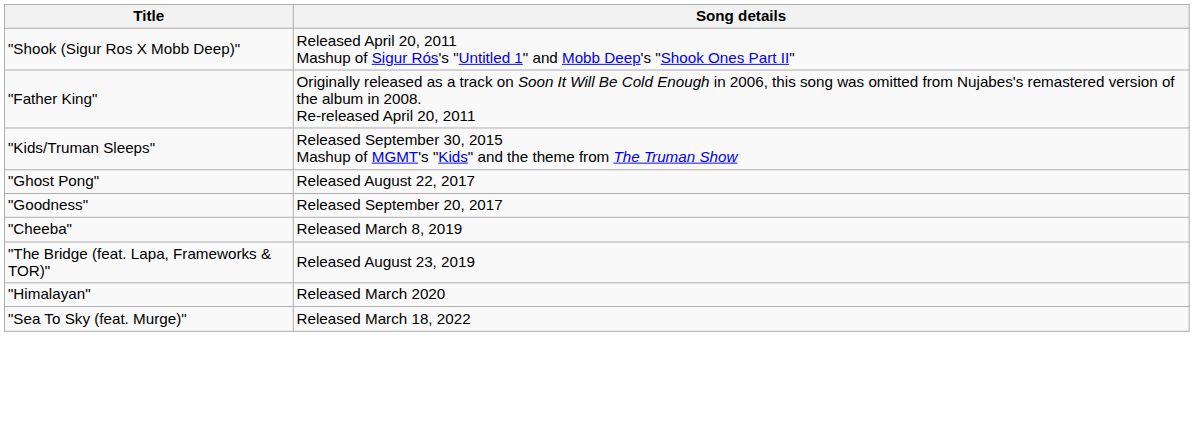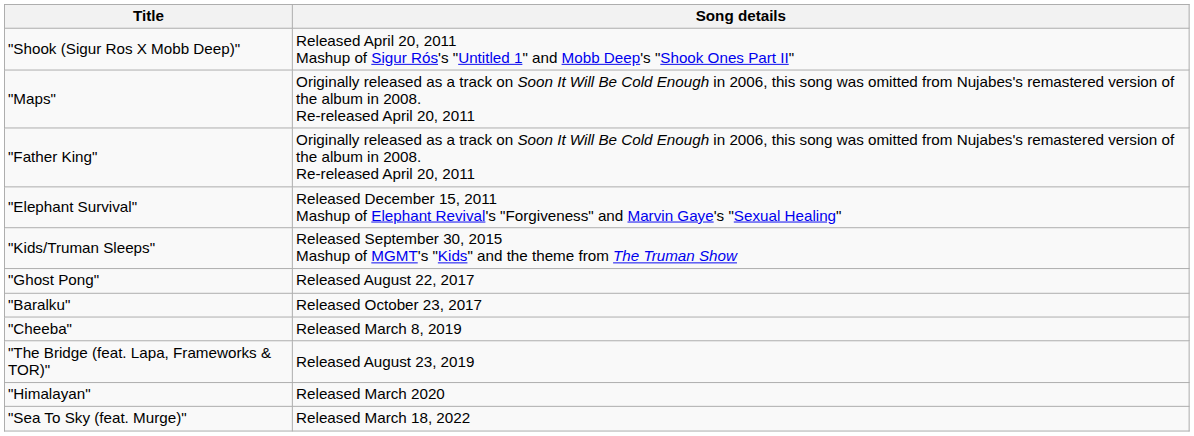+ row: (32, 98)
+ row: (73, 207)
- row: (48, 205)
+ row: (39, 304)
